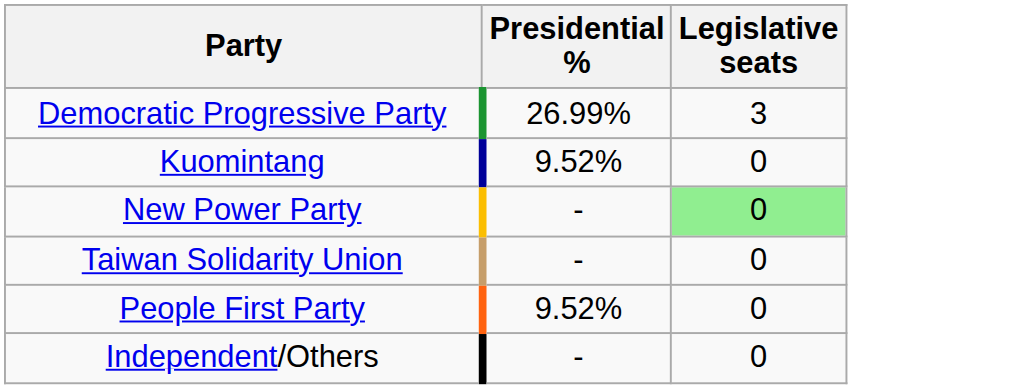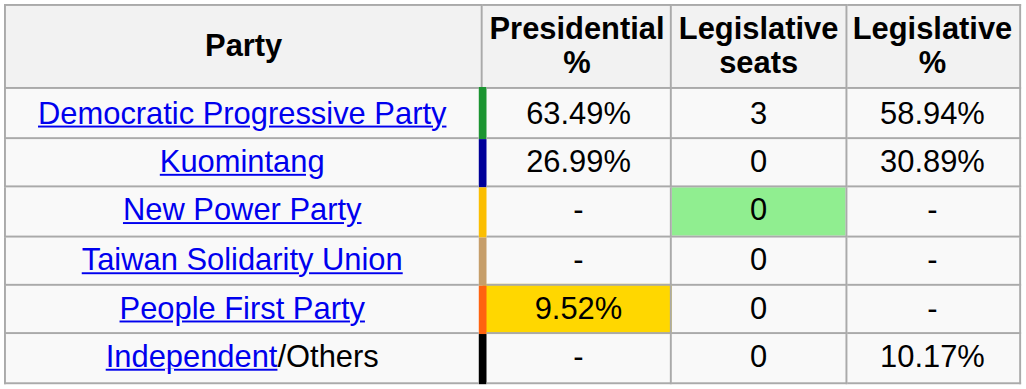+ column: (932, 46)
(578, 112) 26.99% -> (578, 112) 63.49%
(578, 161) 9.52% -> (578, 161) 26.99%
(578, 308) no background -> (578, 308) gold background
